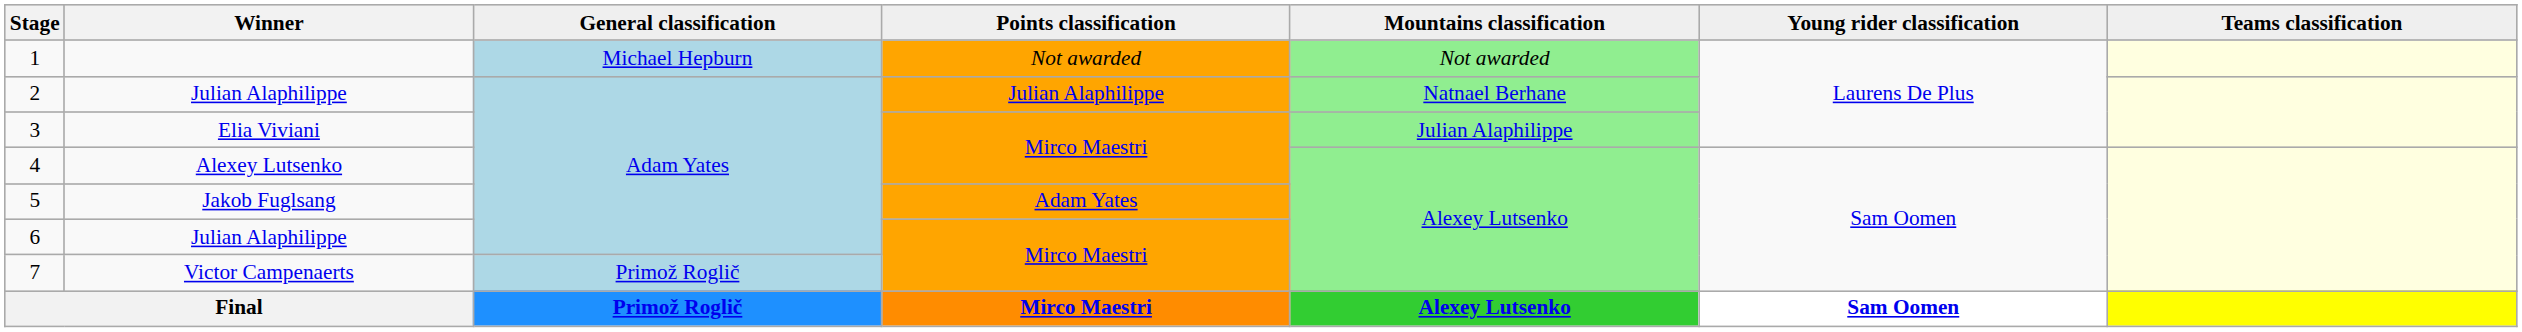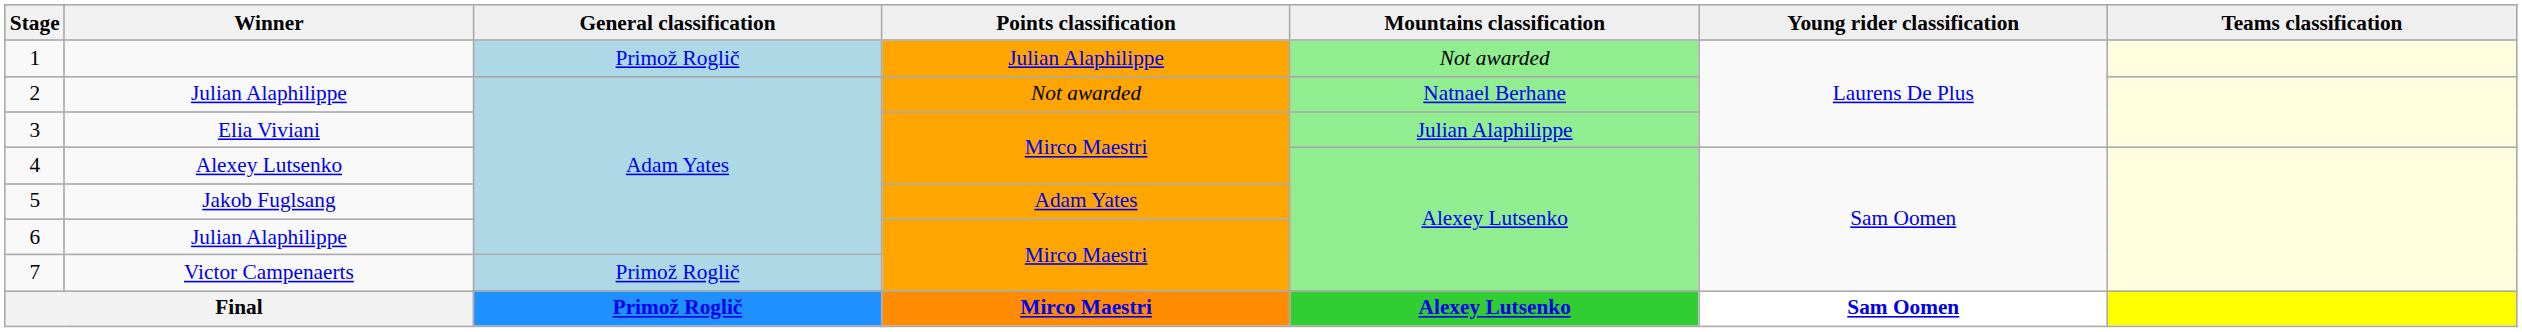(677, 58) Michael Hepburn -> (677, 58) Primož Roglič
(1086, 58) Not awarded -> (1086, 58) Julian Alaphilippe
(1086, 94) Julian Alaphilippe -> (1086, 94) Not awarded
